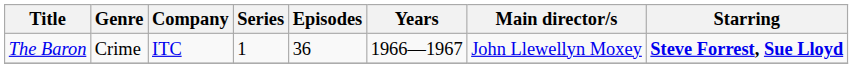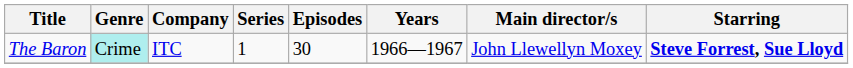(118, 48) no background -> (118, 48) paleturquoise background
(302, 48) 36 -> (302, 48) 30
